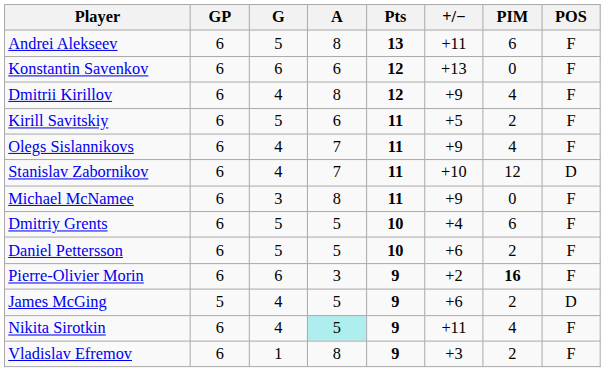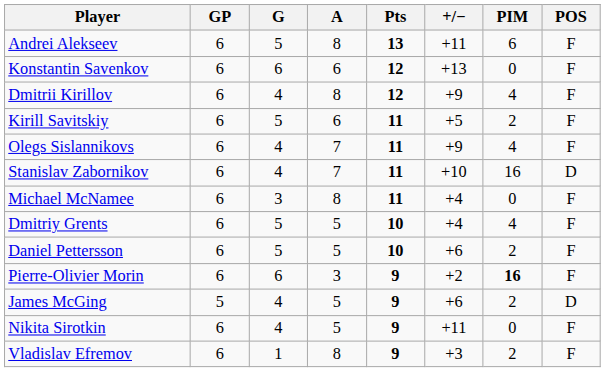(512, 172) 12 -> (512, 172) 16
(454, 198) +9 -> (454, 198) +4
(512, 224) 6 -> (512, 224) 4
(337, 328) paleturquoise background -> (337, 328) no background
(512, 328) 4 -> (512, 328) 0
